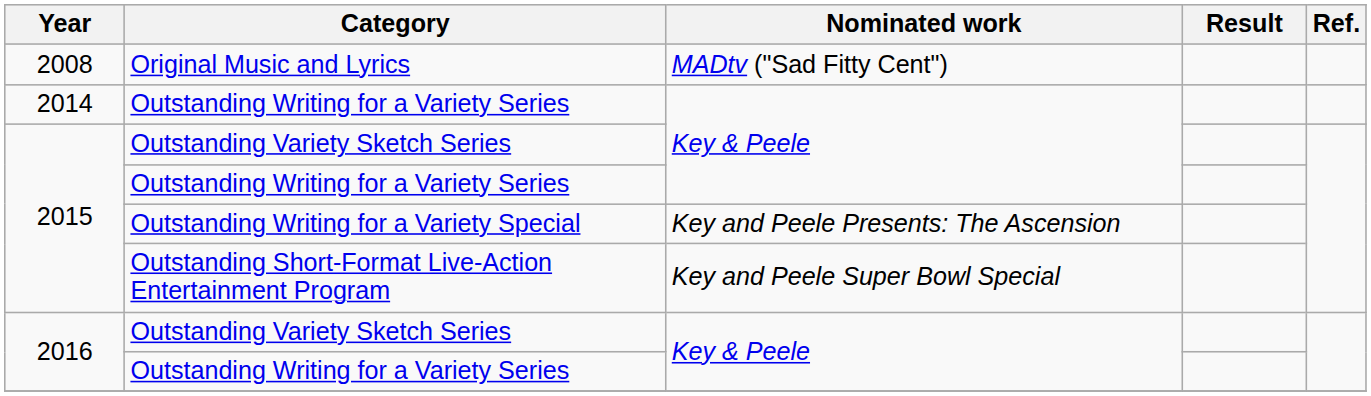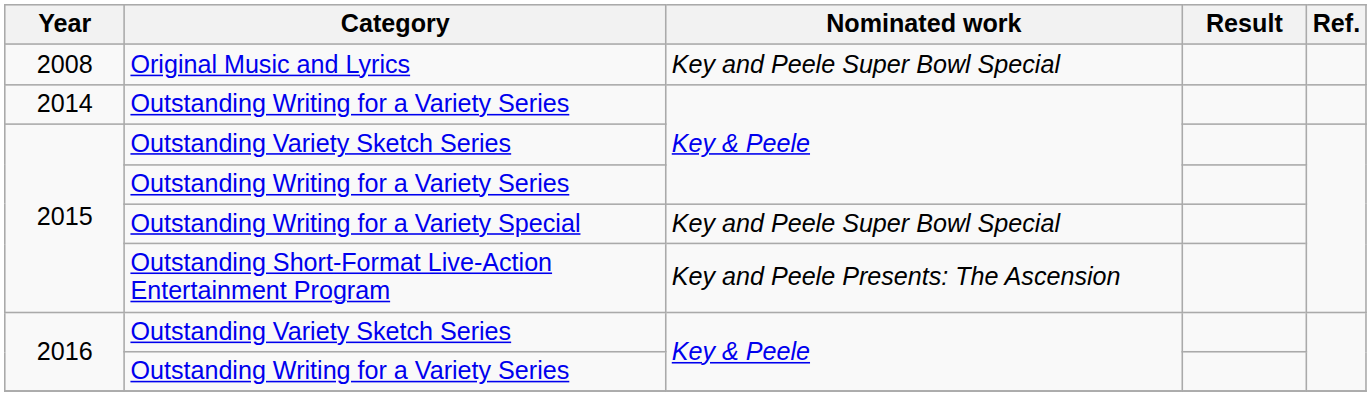(810, 64) MADtv ("Sad Fitty Cent") -> (866, 64) Key and Peele Super Bowl Special
(896, 223) Key and Peele Presents: The Ascension -> (866, 223) Key and Peele Super Bowl Special
(866, 277) Key and Peele Super Bowl Special -> (896, 277) Key and Peele Presents: The Ascension
